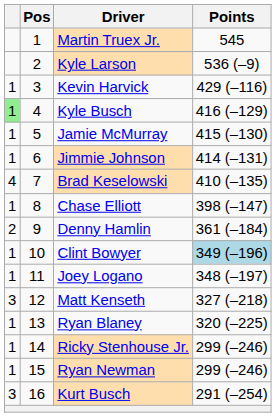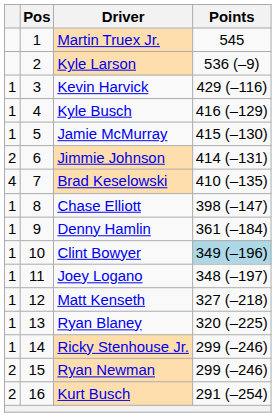(12, 111) lightgreen background -> (12, 111) no background
(12, 158) 1 -> (12, 158) 2
(12, 229) 2 -> (12, 229) 1
(12, 299) 3 -> (12, 299) 1
(12, 370) 1 -> (12, 370) 2
(12, 394) 3 -> (12, 394) 2
